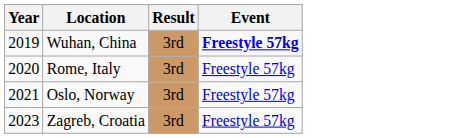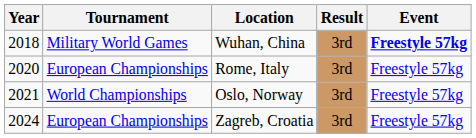+ column: (127, 17)
(24, 43) 2019 -> (24, 43) 2018
(24, 120) 2023 -> (24, 120) 2024
